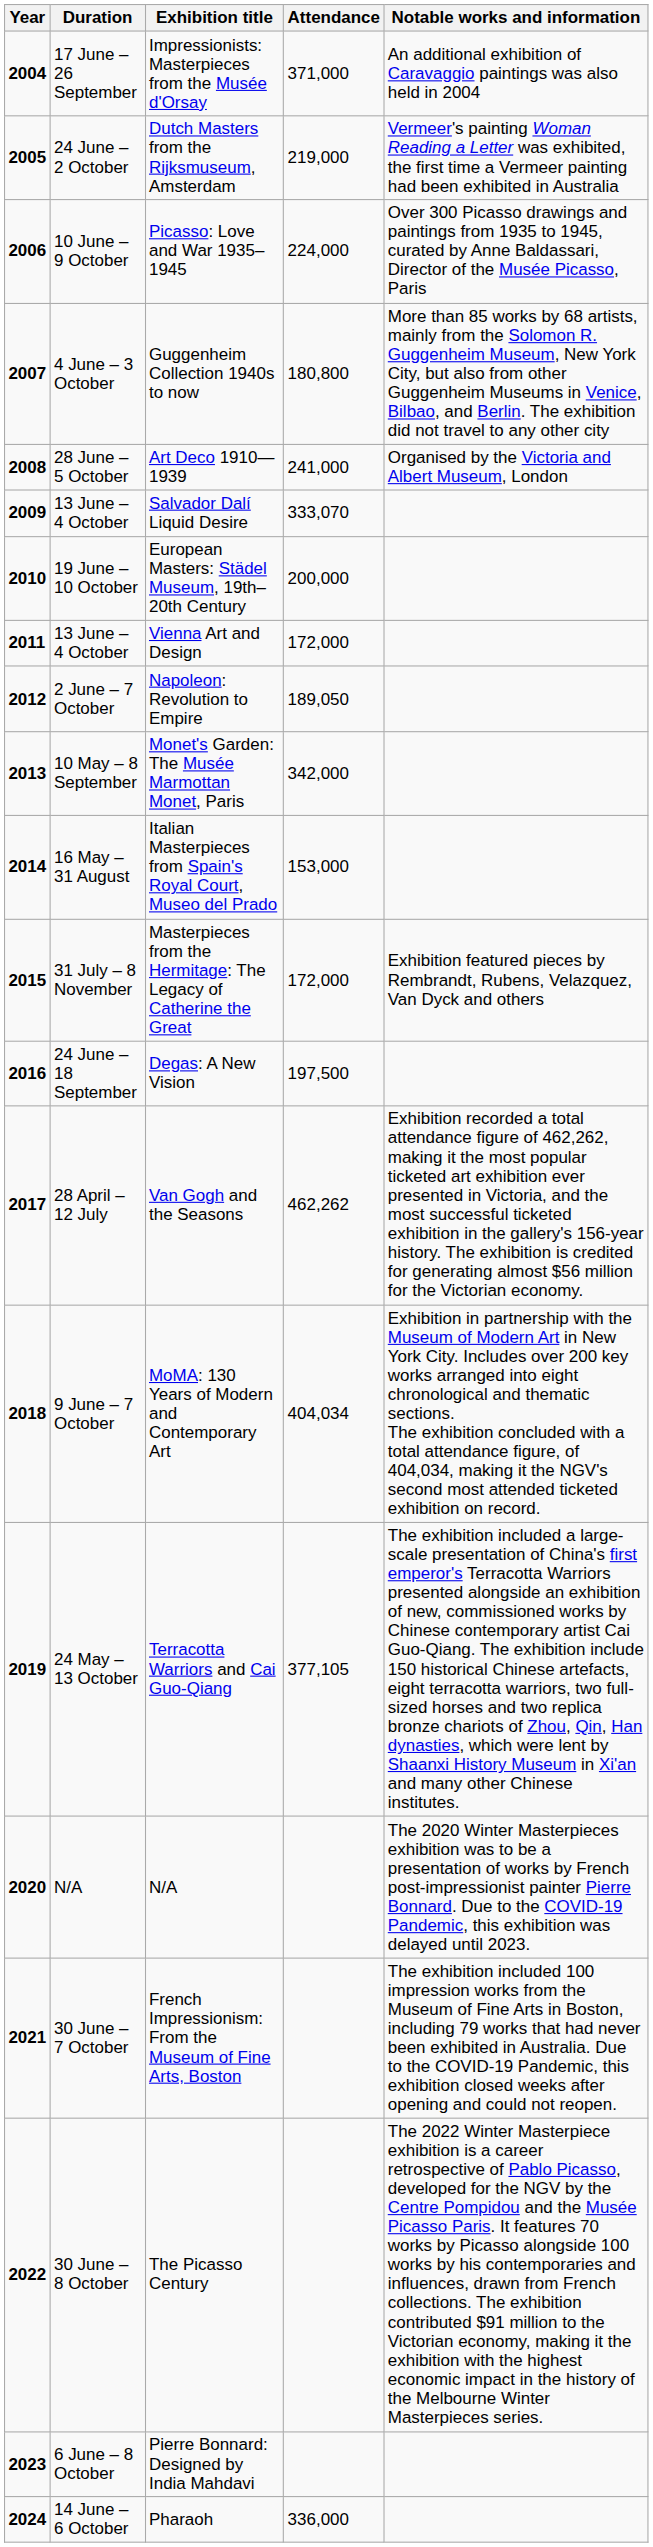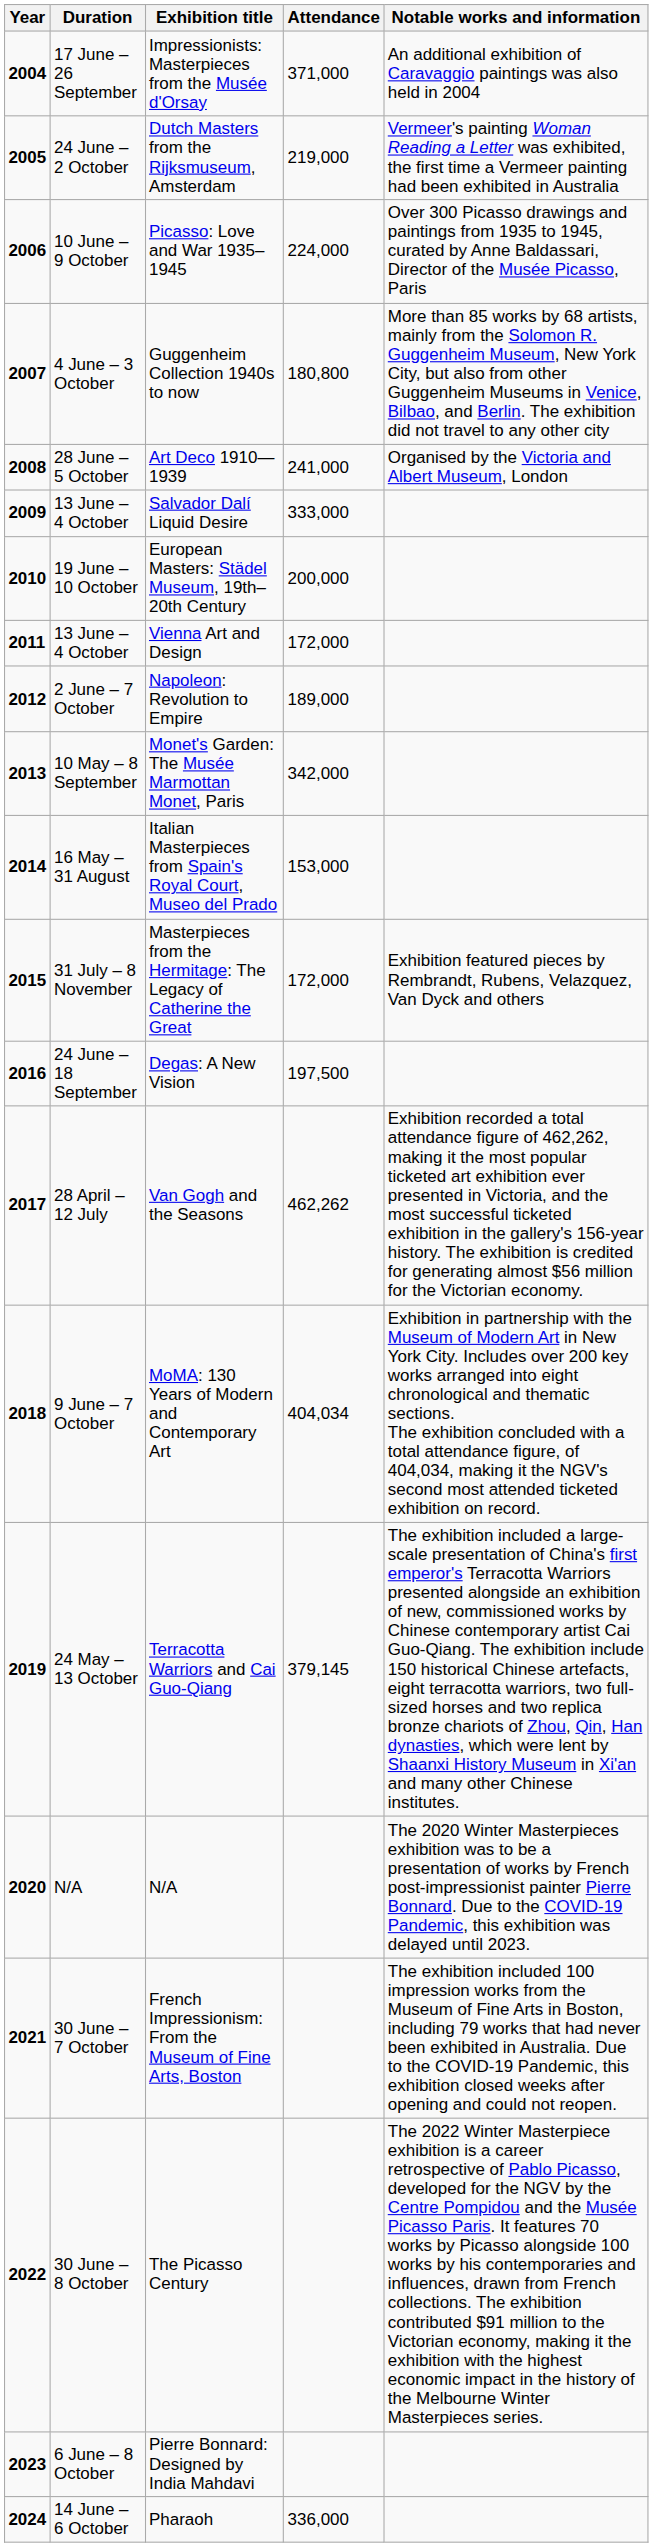(318, 513) 333,070 -> (318, 513) 333,000
(318, 698) 189,050 -> (318, 698) 189,000
(318, 1669) 377,105 -> (318, 1669) 379,145
